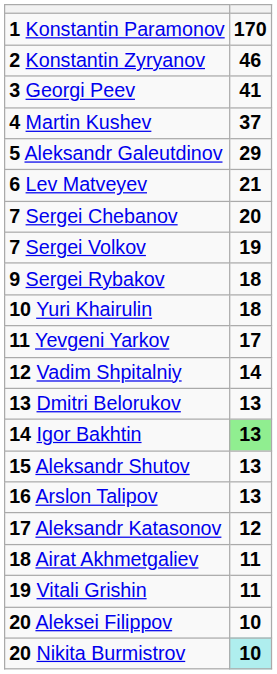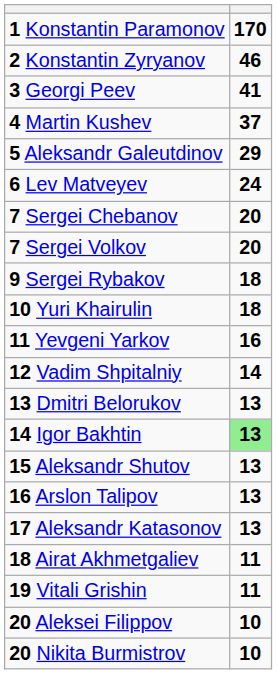(250, 185) 21 -> (250, 185) 24
(250, 247) 19 -> (250, 247) 20
(250, 341) 17 -> (250, 341) 16
(250, 528) 12 -> (250, 528) 13
(250, 653) paleturquoise background -> (250, 653) no background
